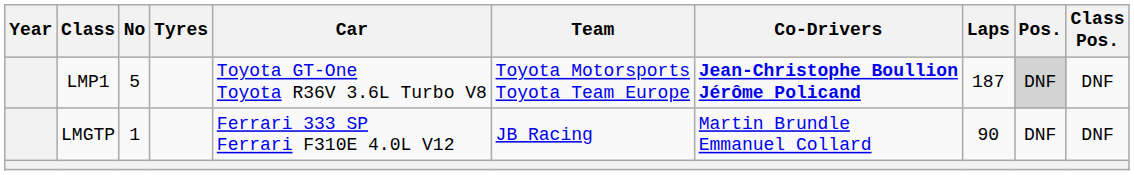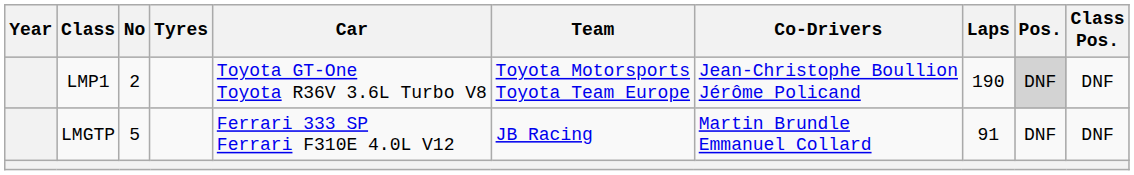(135, 82) 5 -> (135, 82) 2
(828, 82) bold -> (828, 82) normal
(988, 82) 187 -> (988, 82) 190
(135, 134) 1 -> (135, 134) 5
(988, 134) 90 -> (988, 134) 91
